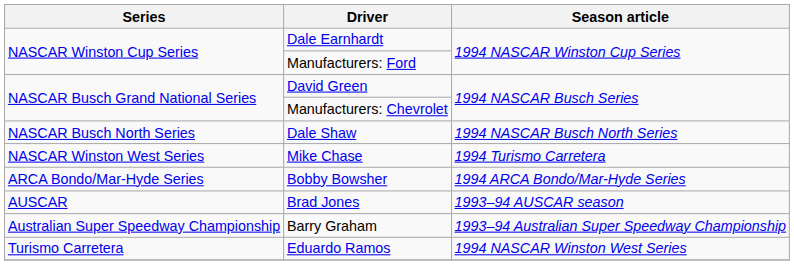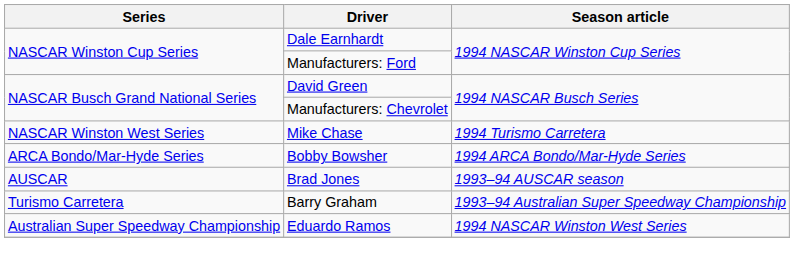- row: (322, 132)
(144, 225) Australian Super Speedway Championship -> (66, 202) Turismo Carretera
(66, 248) Turismo Carretera -> (144, 225) Australian Super Speedway Championship
